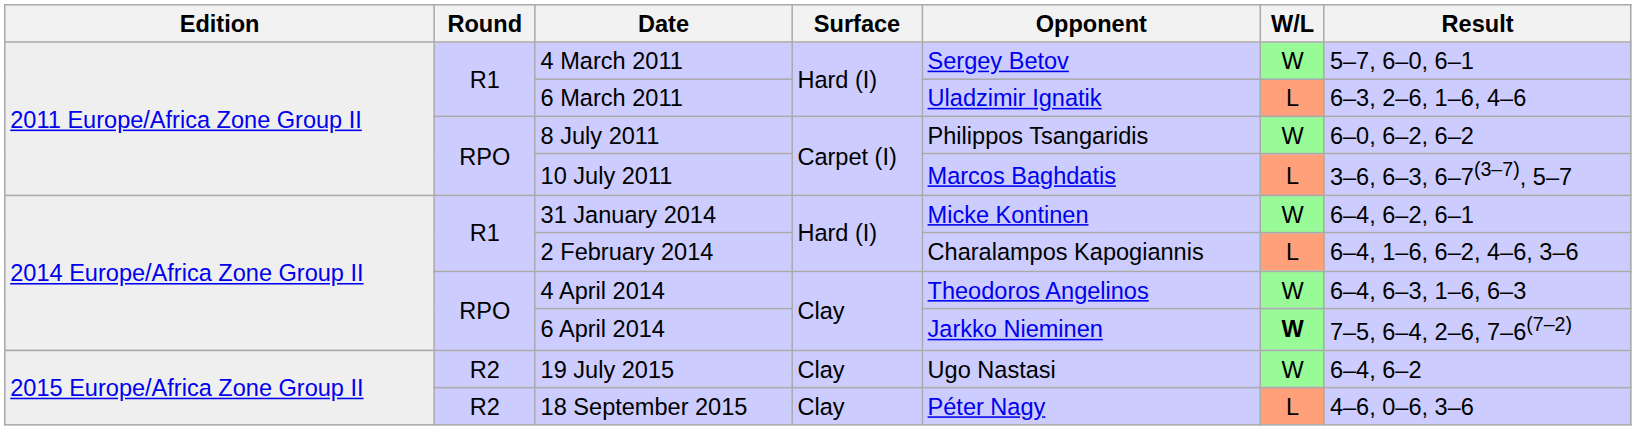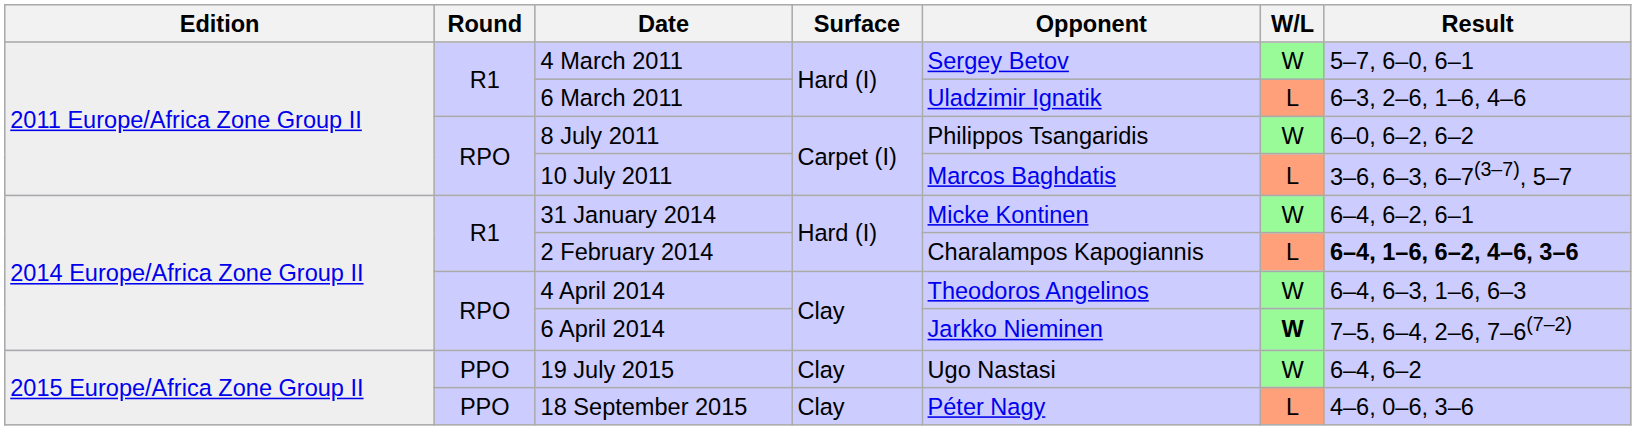(1454, 252) normal -> (1454, 252) bold
(485, 369) R2 -> (485, 369) PPO
(485, 406) R2 -> (485, 406) PPO
